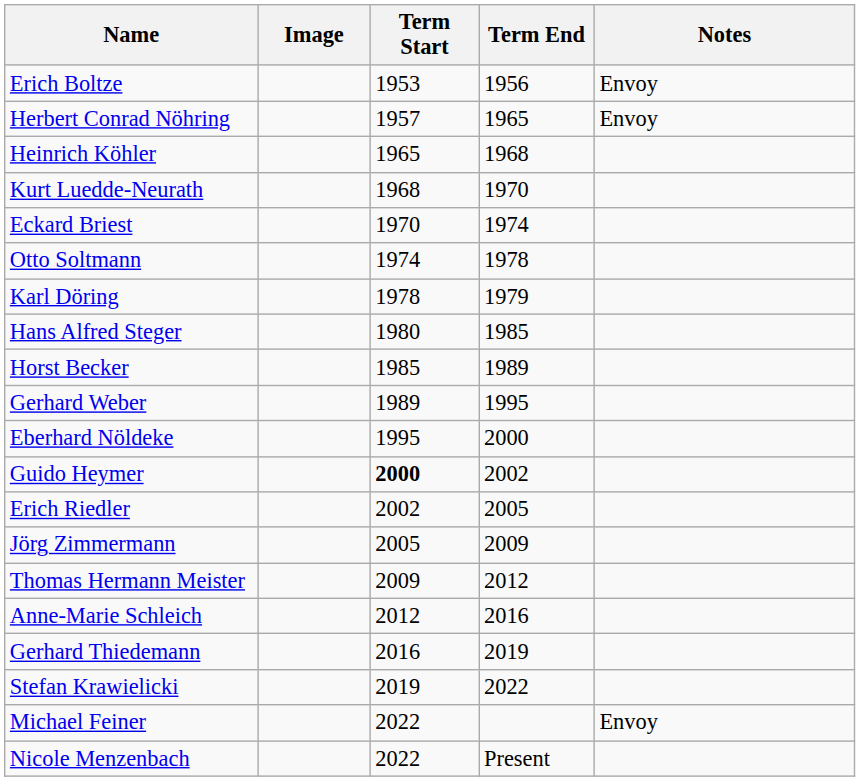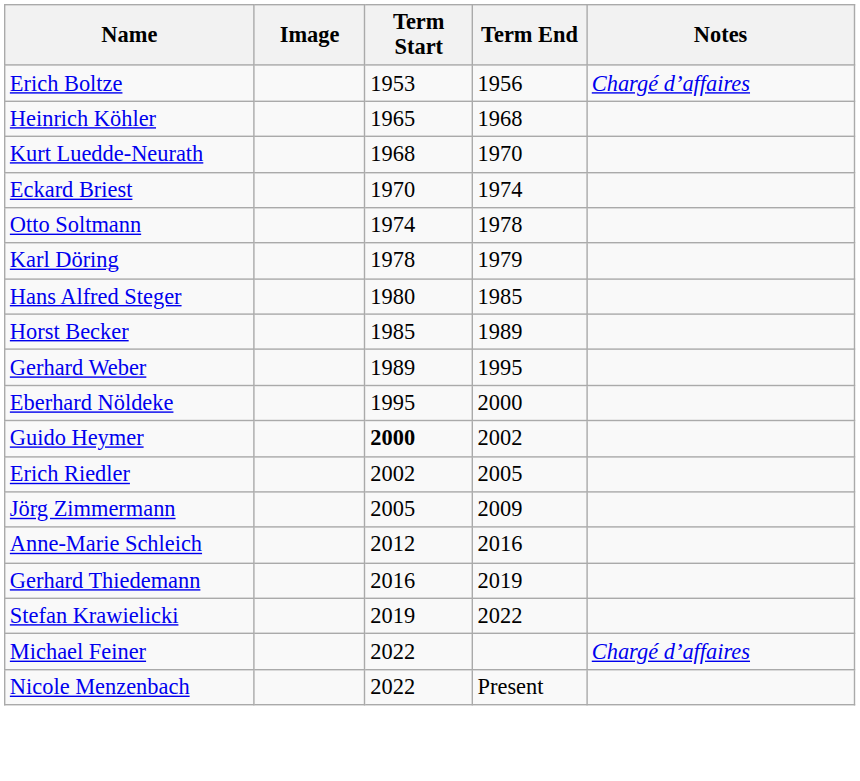(629, 82) Envoy -> (671, 82) Chargé d’affaires
- row: (120, 118)
- row: (127, 580)
(629, 722) Envoy -> (671, 651) Chargé d’affaires
